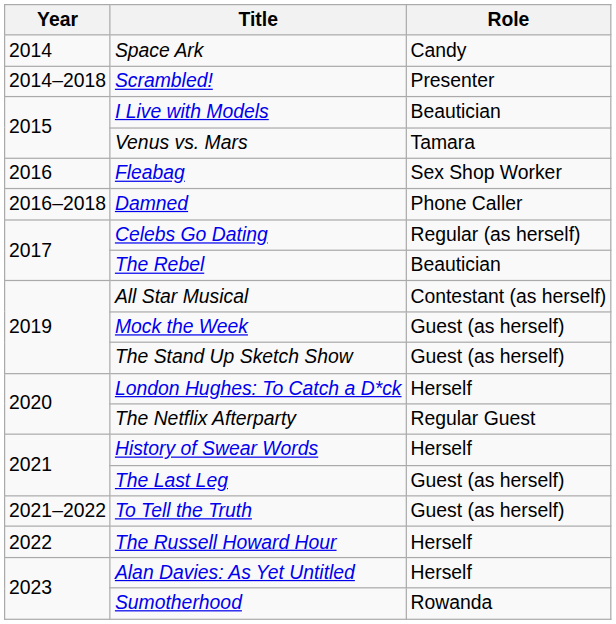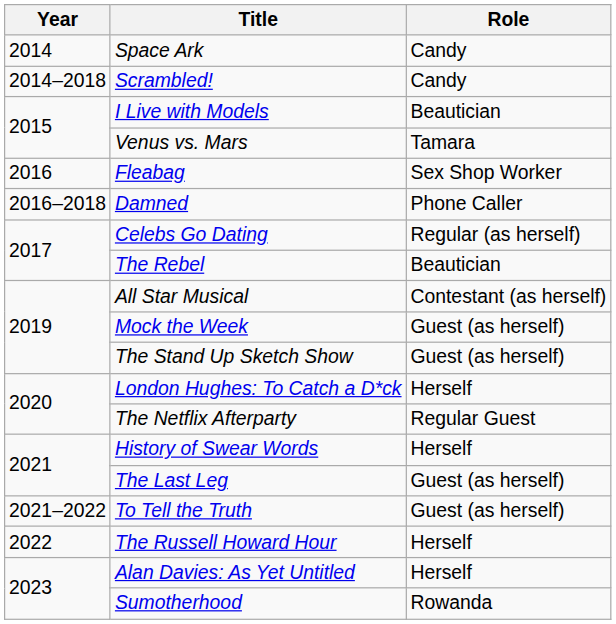(452, 81) Presenter -> (438, 81) Candy
